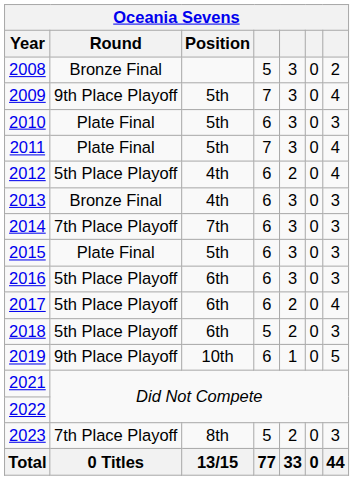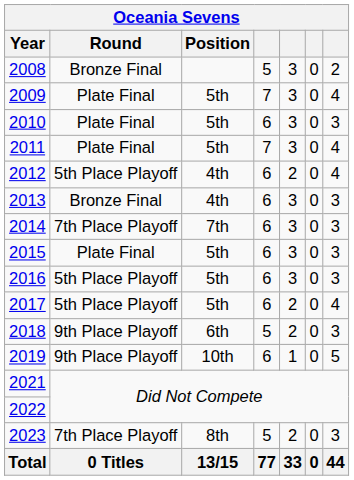(116, 95) 9th Place Playoff -> (116, 95) Plate Final
(218, 278) 6th -> (218, 278) 5th
(218, 305) 6th -> (218, 305) 5th
(116, 331) 5th Place Playoff -> (116, 331) 9th Place Playoff
